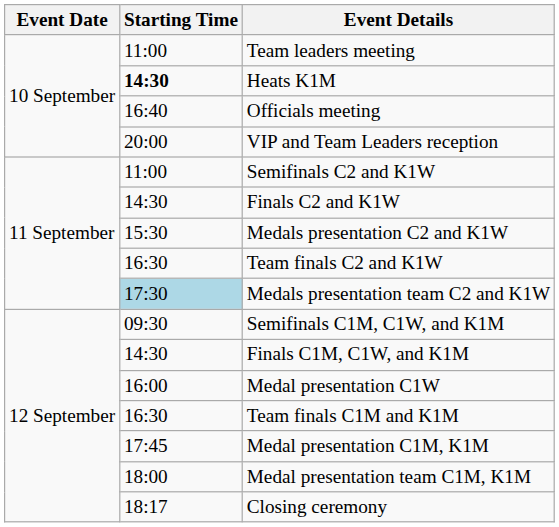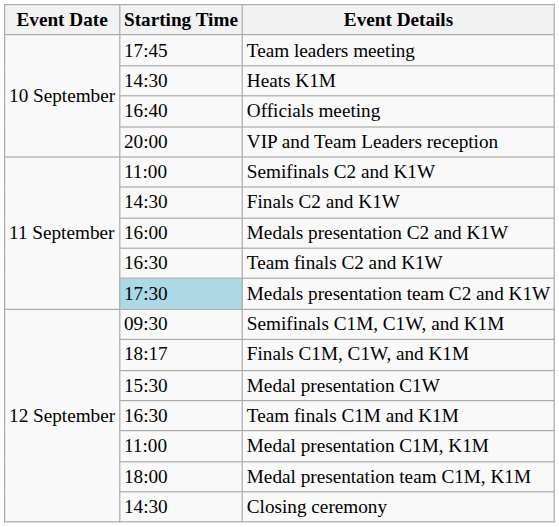(145, 50) 11:00 -> (146, 50) 17:45
(146, 80) bold -> (146, 80) normal
(146, 232) 15:30 -> (146, 232) 16:00
(146, 354) 14:30 -> (146, 354) 18:17
(146, 385) 16:00 -> (146, 385) 15:30
(146, 446) 17:45 -> (145, 446) 11:00
(146, 506) 18:17 -> (146, 506) 14:30
